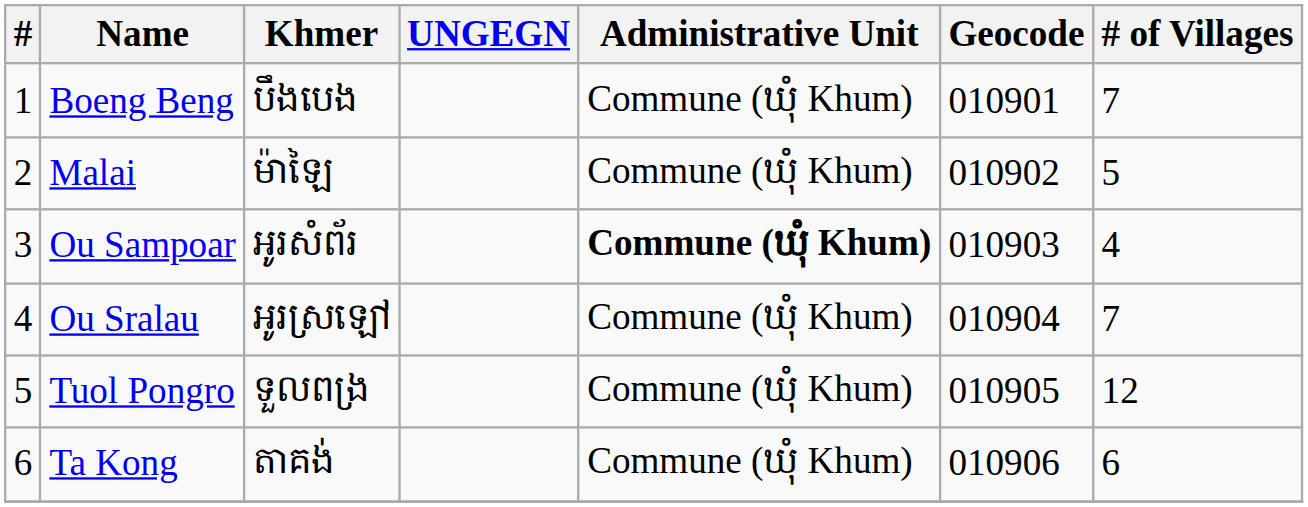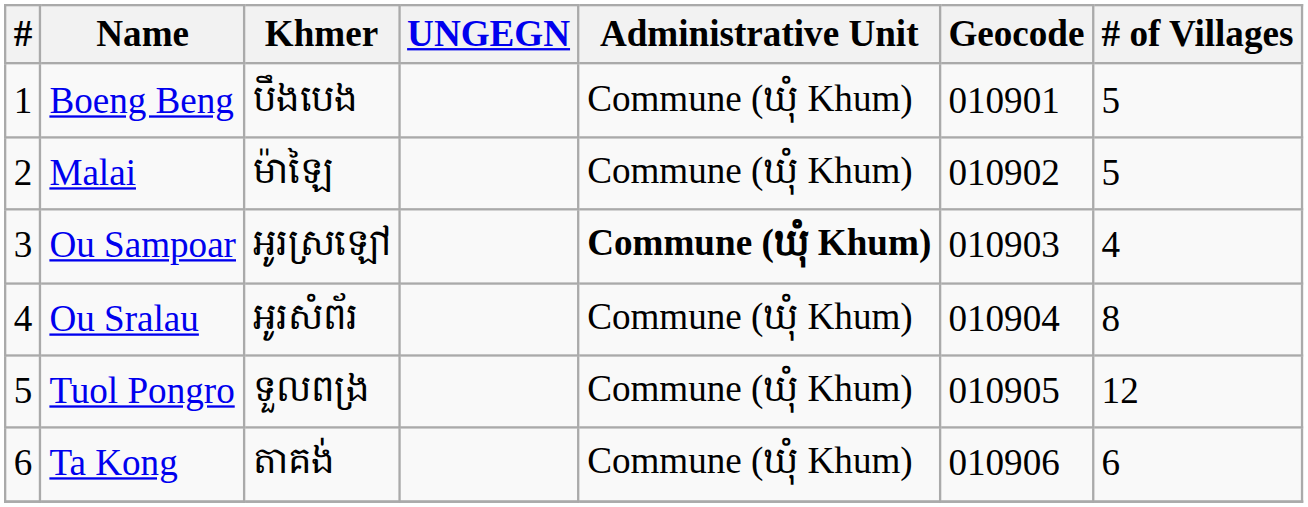(1111, 99) 7 -> (1111, 99) 5
(305, 243) អូរសំព័រ -> (322, 243) អូរស្រឡៅ
(322, 315) អូរស្រឡៅ -> (305, 315) អូរសំព័រ
(1111, 318) 7 -> (1111, 318) 8
